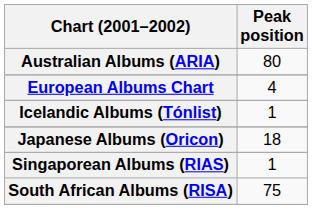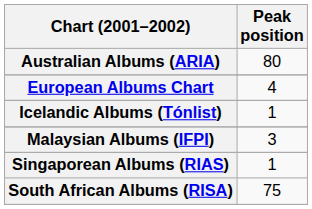- row: (121, 139)
+ row: (121, 139)
